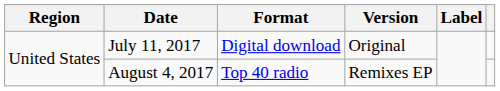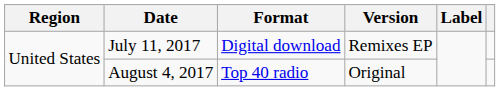(377, 45) Original -> (390, 45) Remixes EP
(390, 72) Remixes EP -> (377, 72) Original
